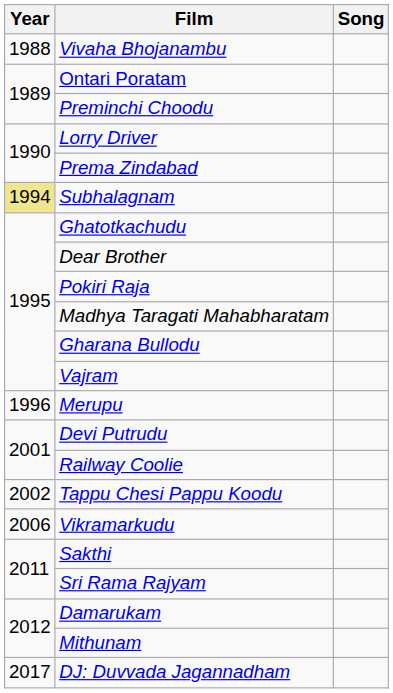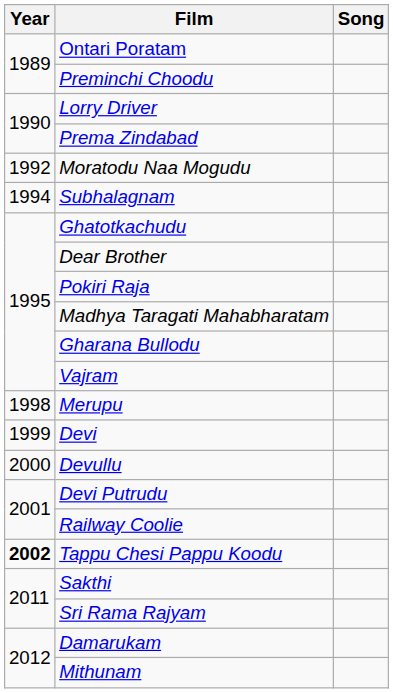- row: (143, 49)
+ row: (155, 167)
(30, 197) khaki background -> (30, 197) no background
(30, 405) 1996 -> (30, 405) 1998
+ row: (78, 434)
+ row: (90, 464)
(30, 494) normal -> (30, 553) bold
- row: (117, 524)
- row: (175, 672)
